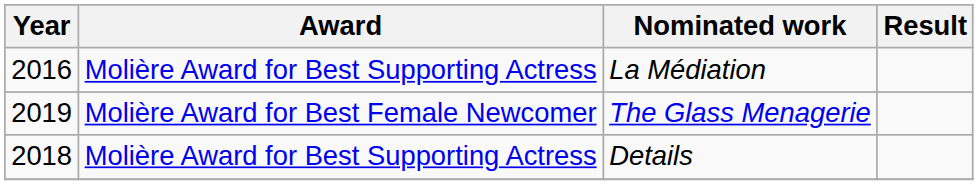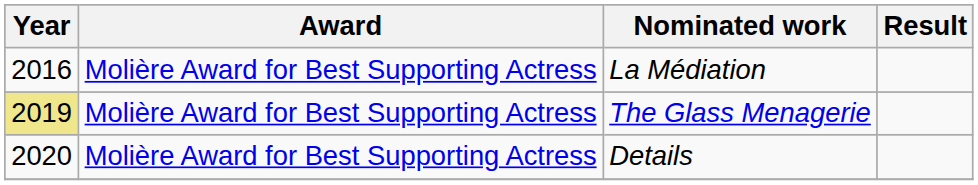(42, 112) no background -> (42, 112) khaki background
(341, 112) Molière Award for Best Female Newcomer -> (341, 112) Molière Award for Best Supporting Actress
(42, 156) 2018 -> (42, 156) 2020
